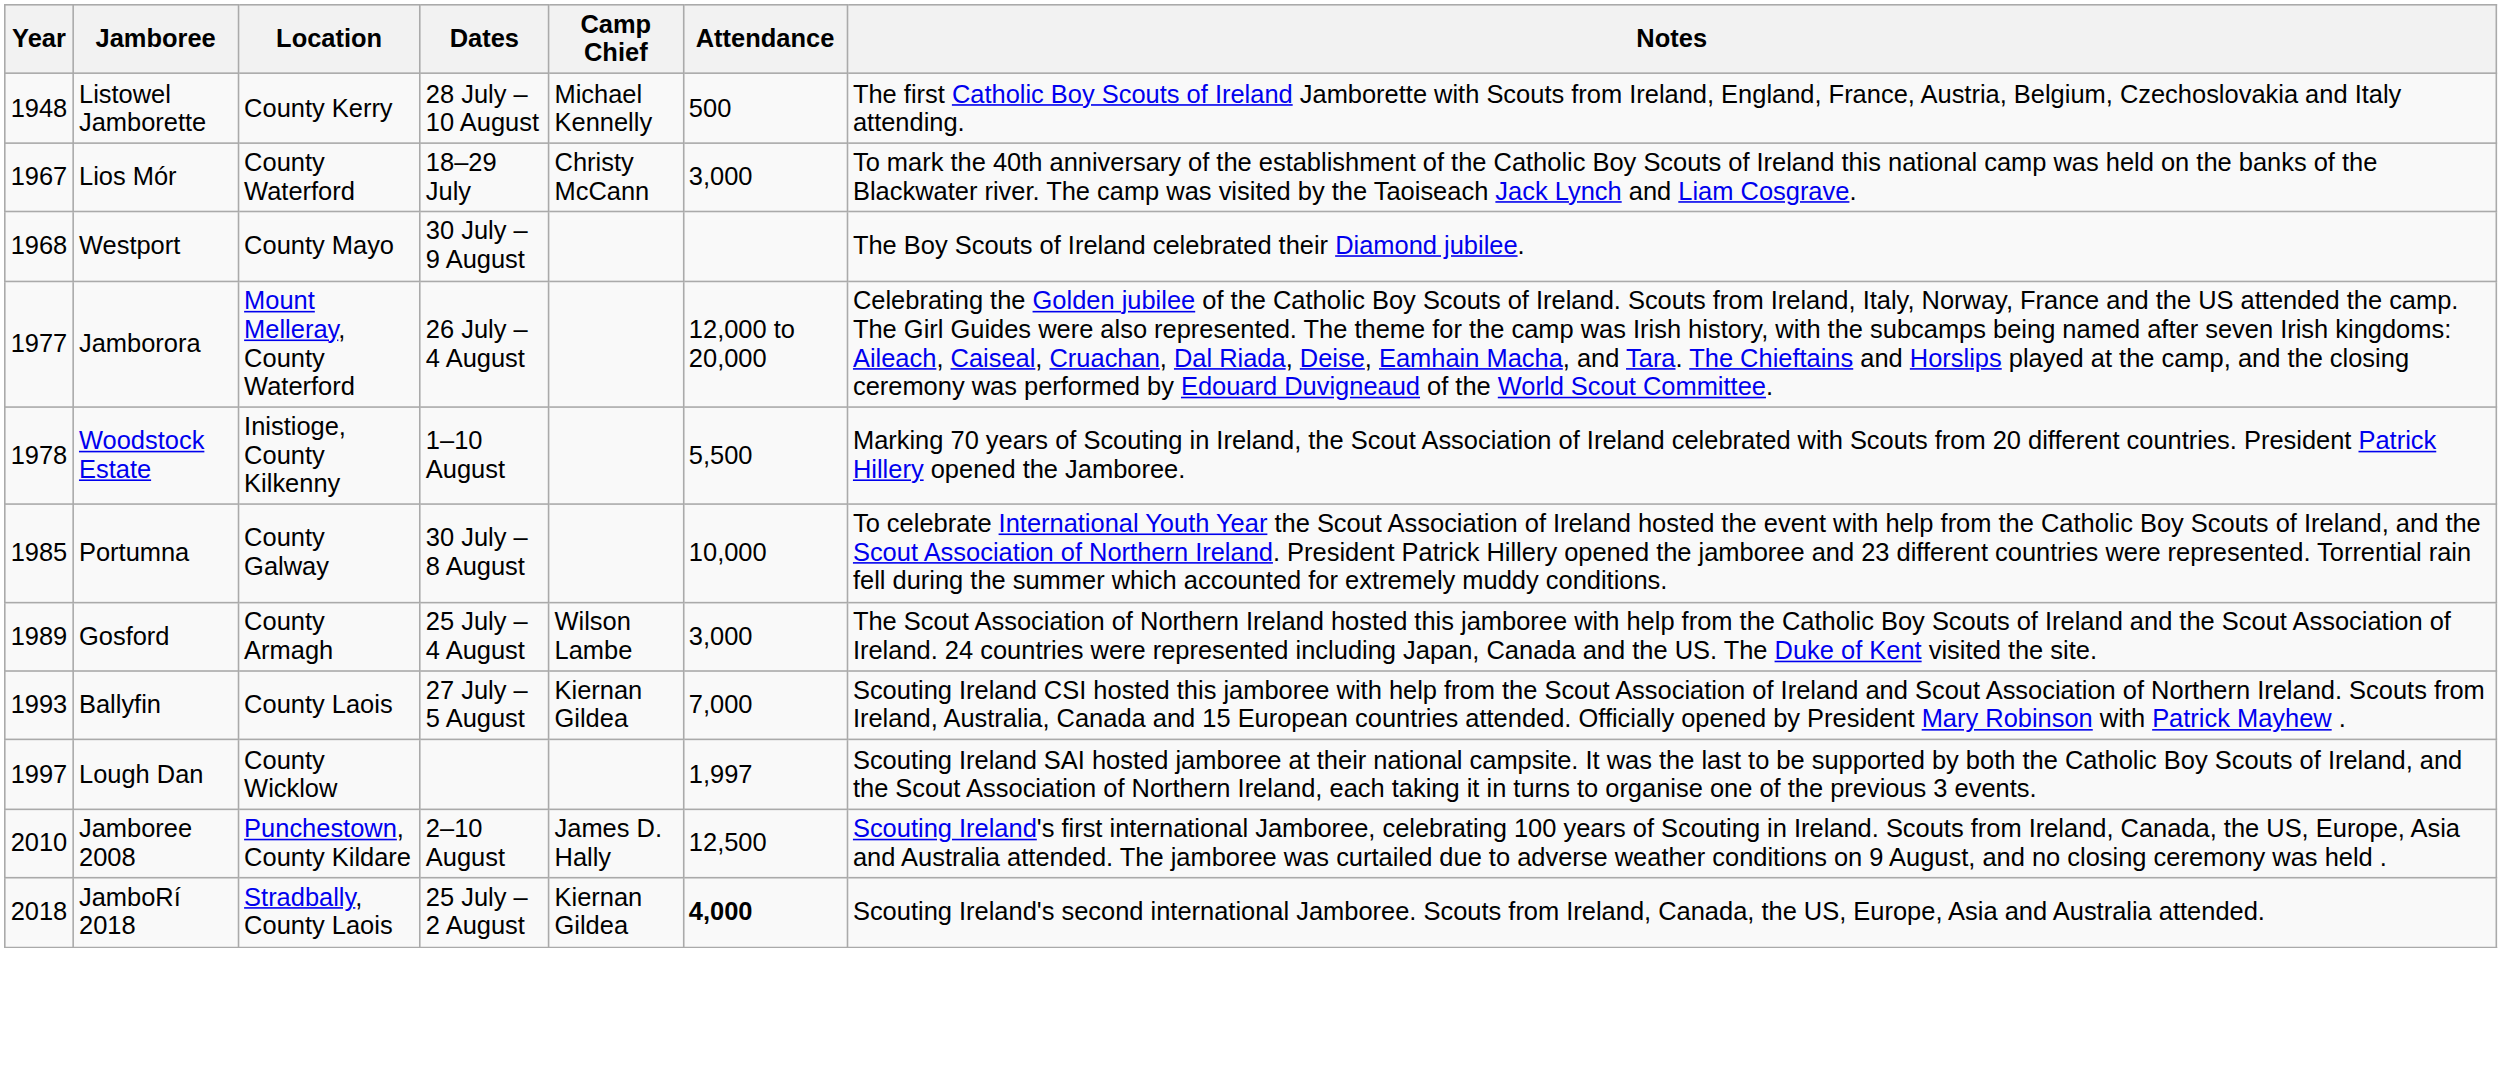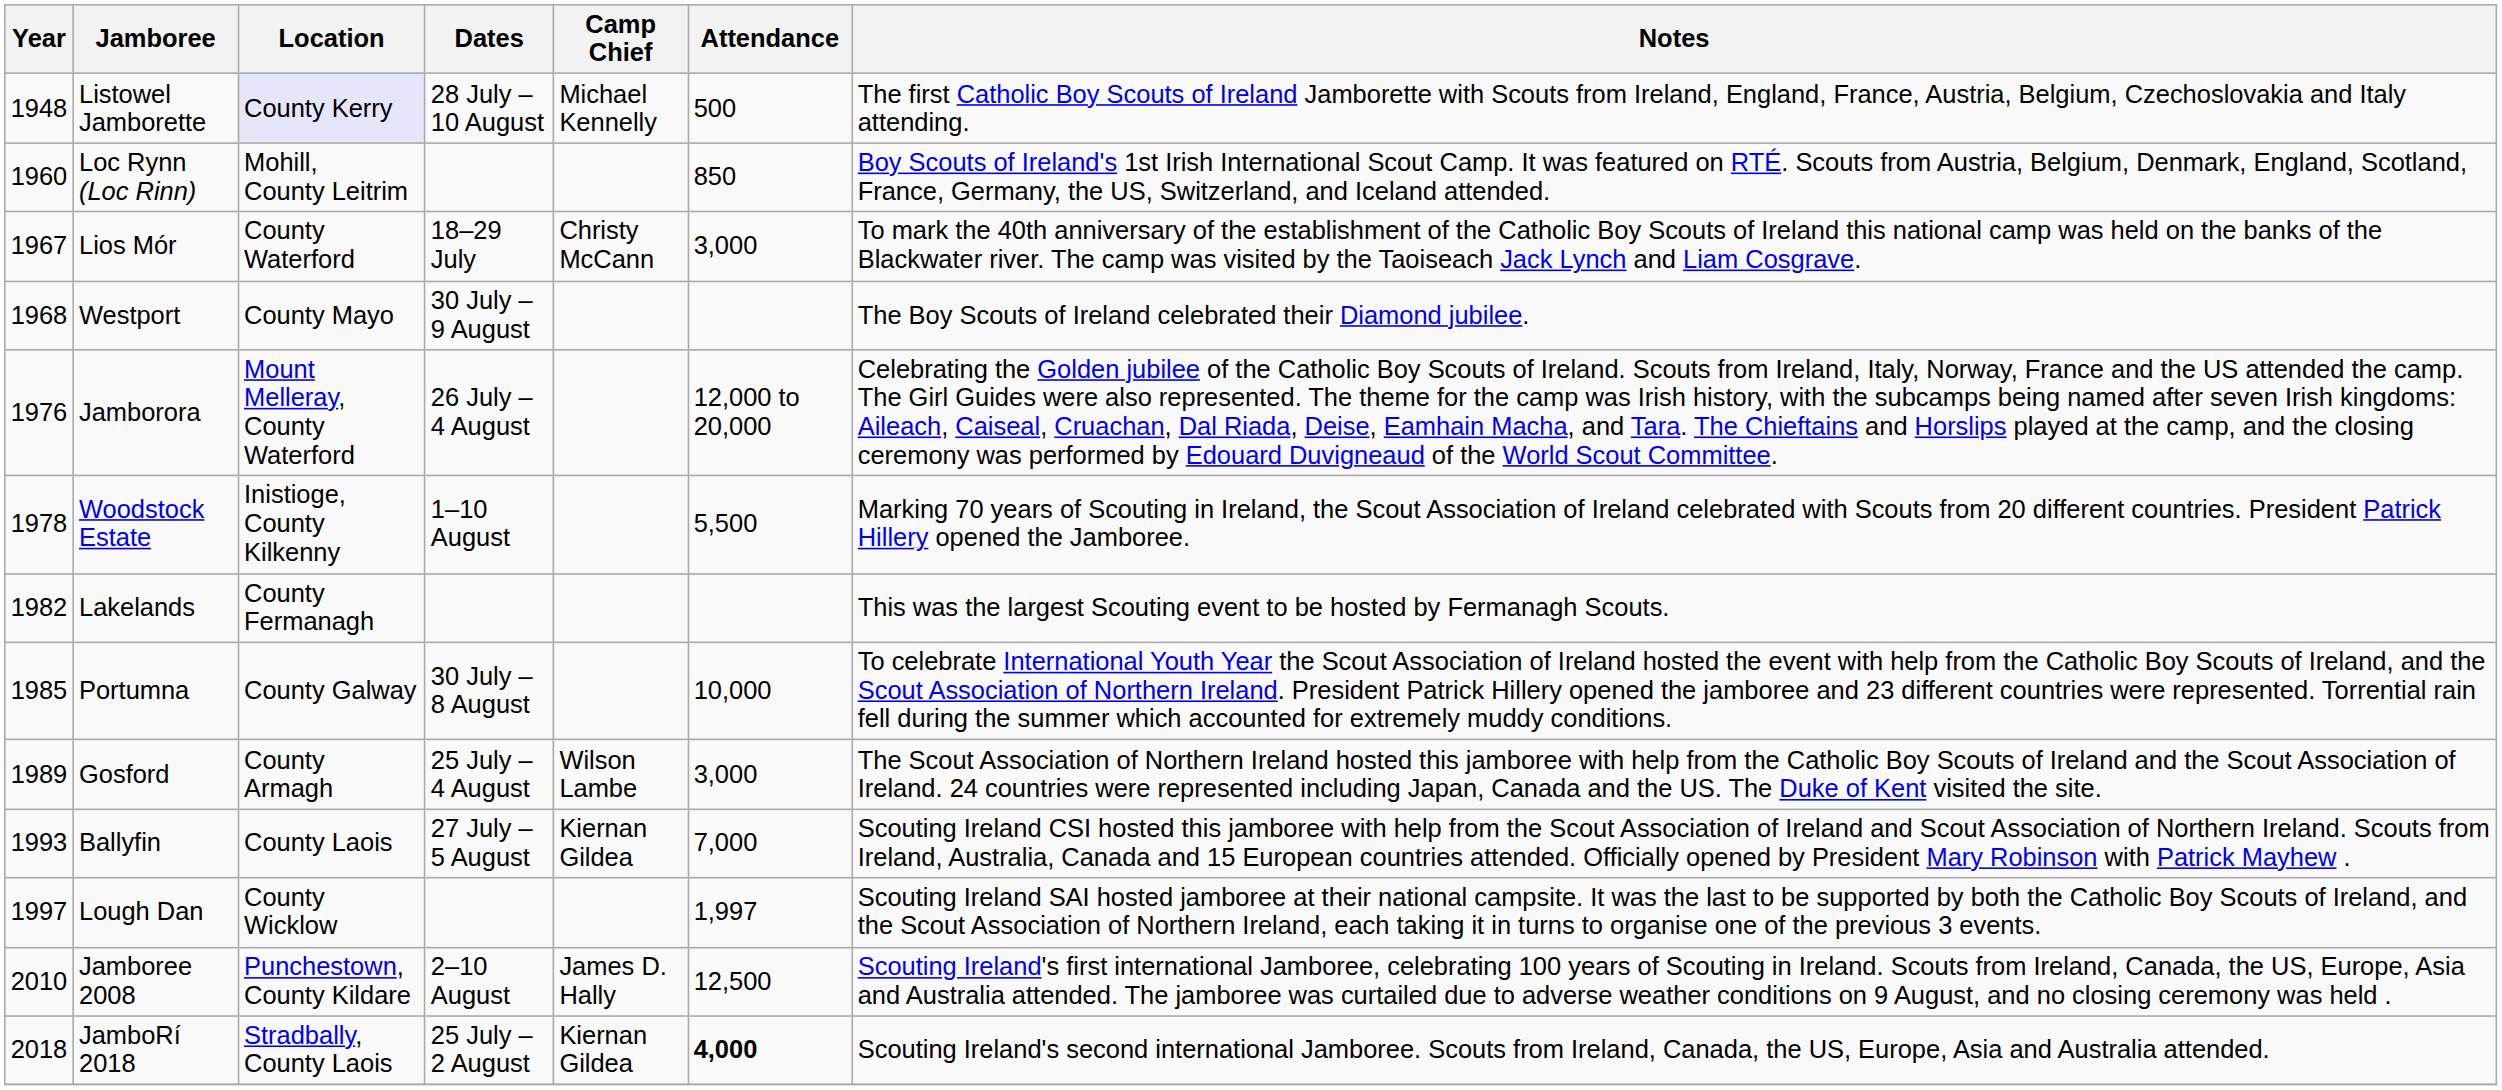(318, 107) no background -> (318, 107) lavender background
+ row: (138, 176)
(39, 343) 1977 -> (39, 412) 1976
+ row: (137, 607)
